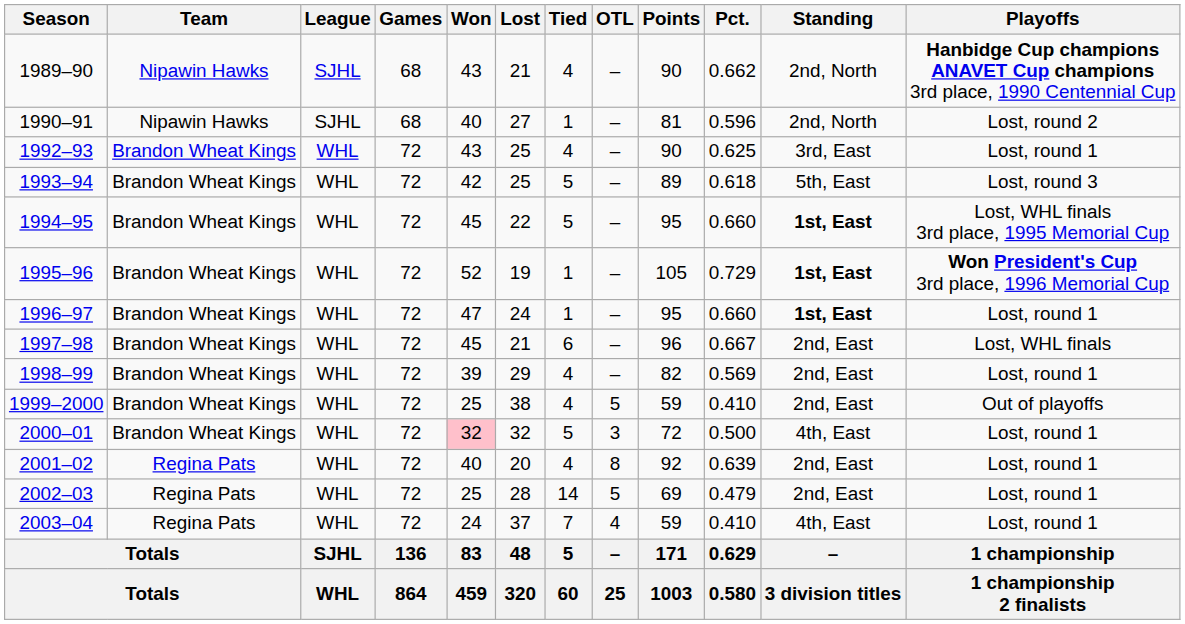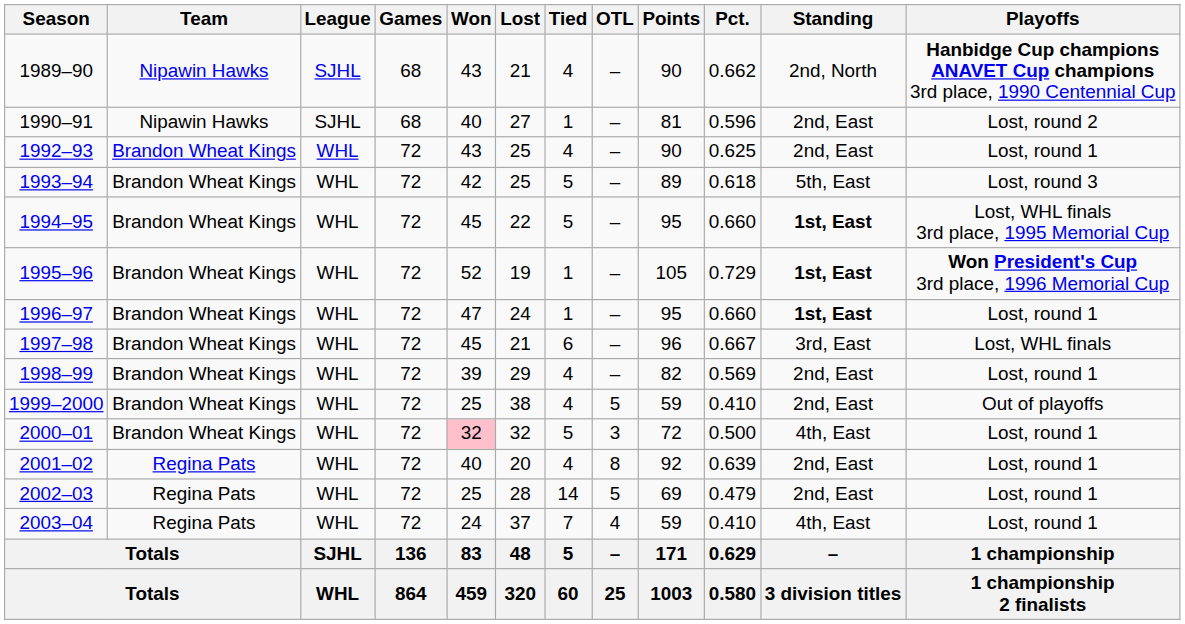(833, 121) 2nd, North -> (833, 121) 2nd, East
(833, 151) 3rd, East -> (833, 151) 2nd, East
(833, 343) 2nd, East -> (833, 343) 3rd, East
